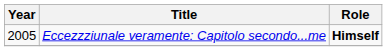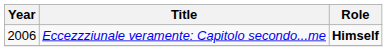(22, 35) 2005 -> (22, 35) 2006
